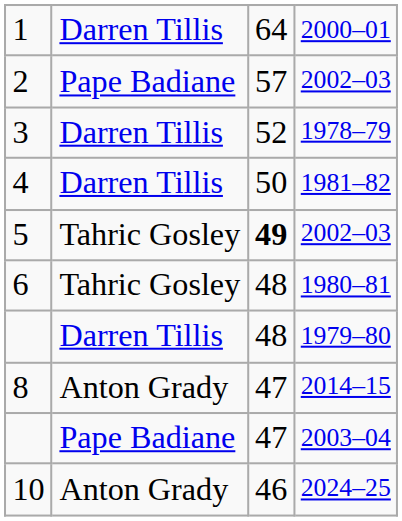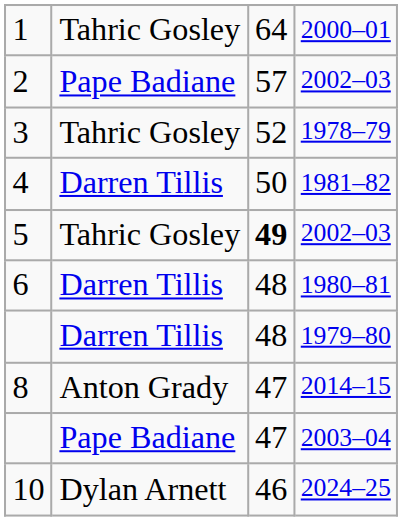(141, 30) Darren Tillis -> (150, 30) Tahric Gosley
(141, 132) Darren Tillis -> (150, 132) Tahric Gosley
(150, 285) Tahric Gosley -> (141, 285) Darren Tillis
(144, 489) Anton Grady -> (143, 489) Dylan Arnett
